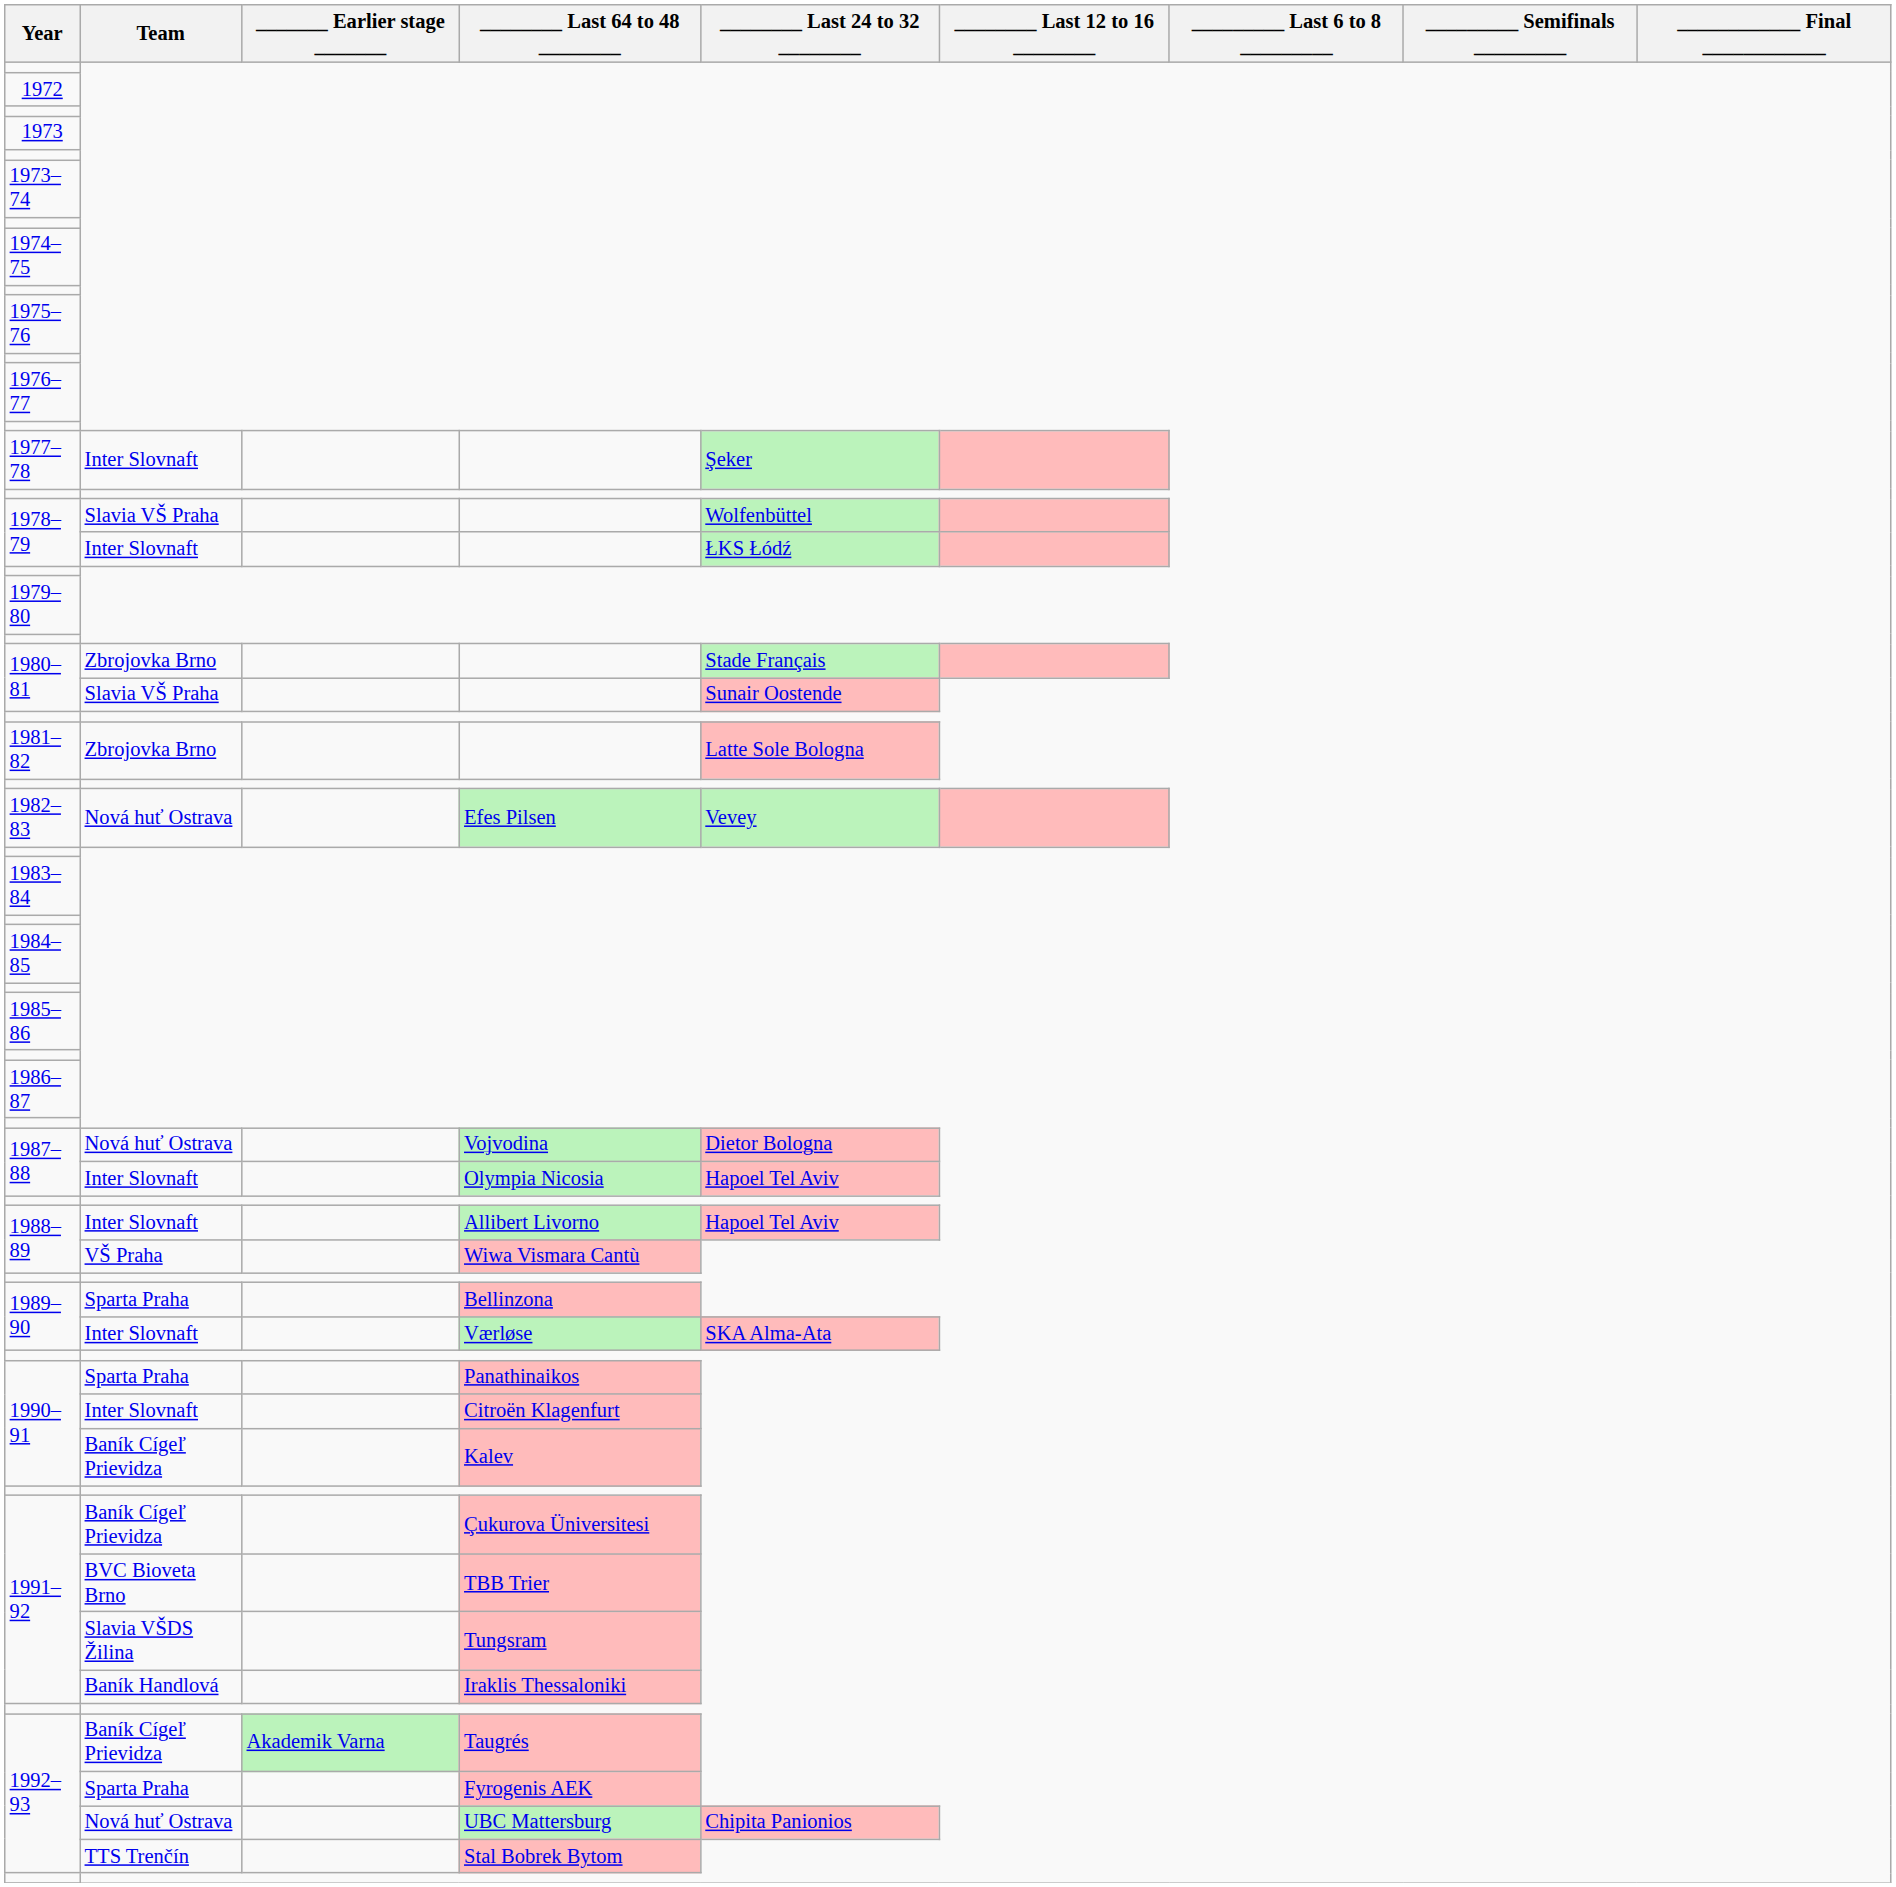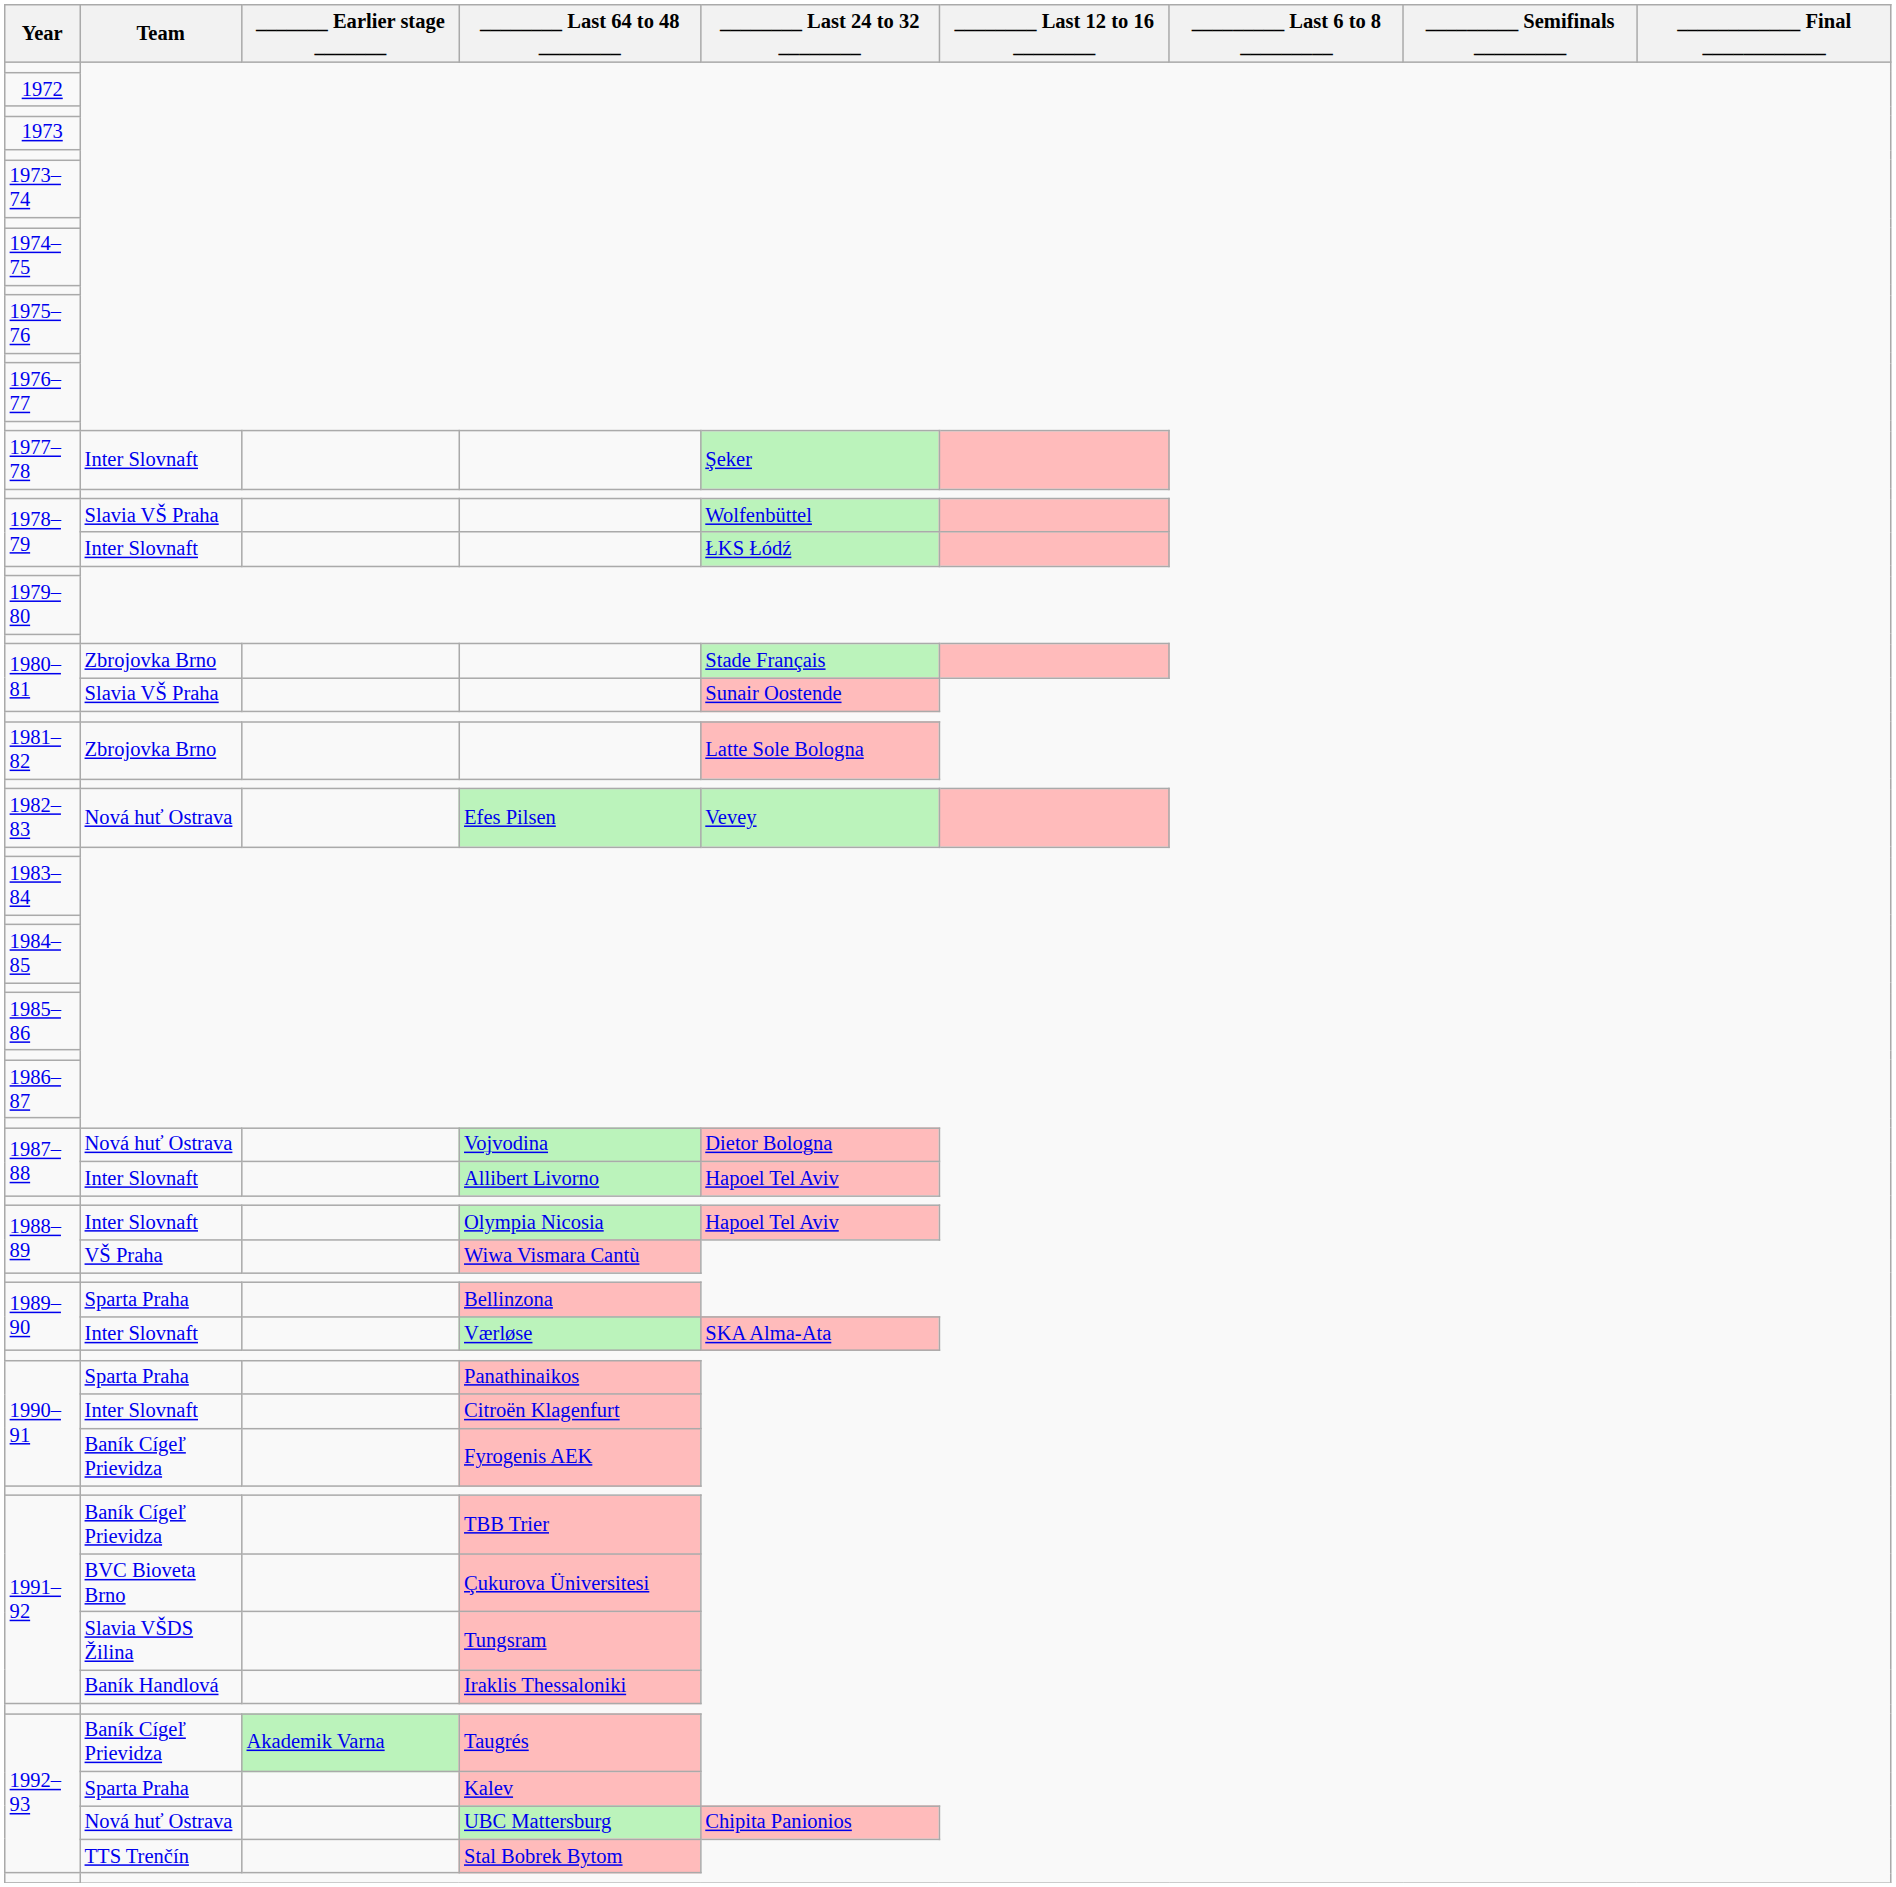(534, 1177) Olympia Nicosia -> (532, 1177) Allibert Livorno
(532, 1221) Allibert Livorno -> (534, 1221) Olympia Nicosia
(489, 1456) Kalev -> (528, 1456) Fyrogenis AEK
(557, 1524) Çukurova Üniversitesi -> (507, 1524) TBB Trier
(507, 1582) TBB Trier -> (557, 1582) Çukurova Üniversitesi
(528, 1787) Fyrogenis AEK -> (489, 1787) Kalev
